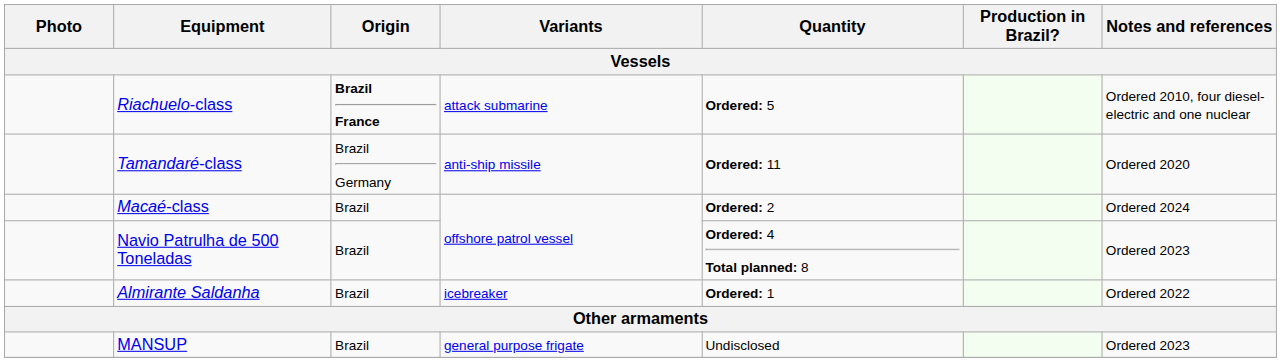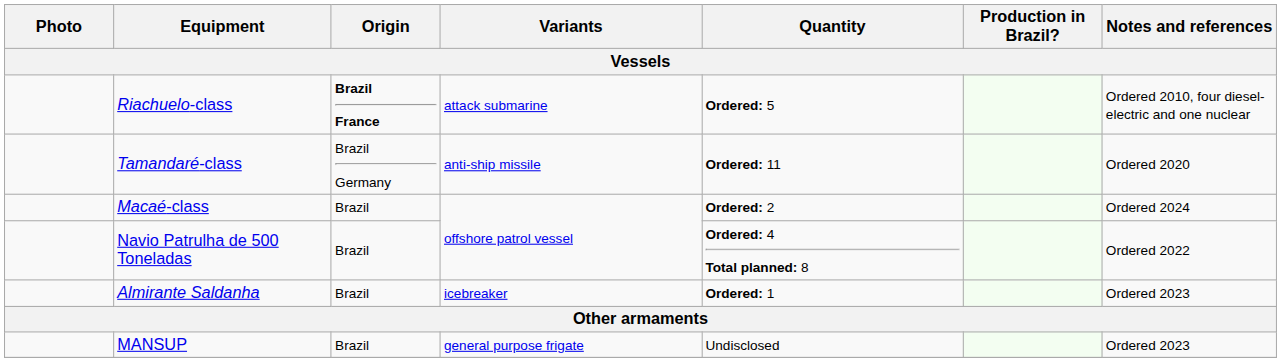(1148, 251) Ordered 2023 -> (1148, 251) Ordered 2022
(1148, 294) Ordered 2022 -> (1148, 294) Ordered 2023
